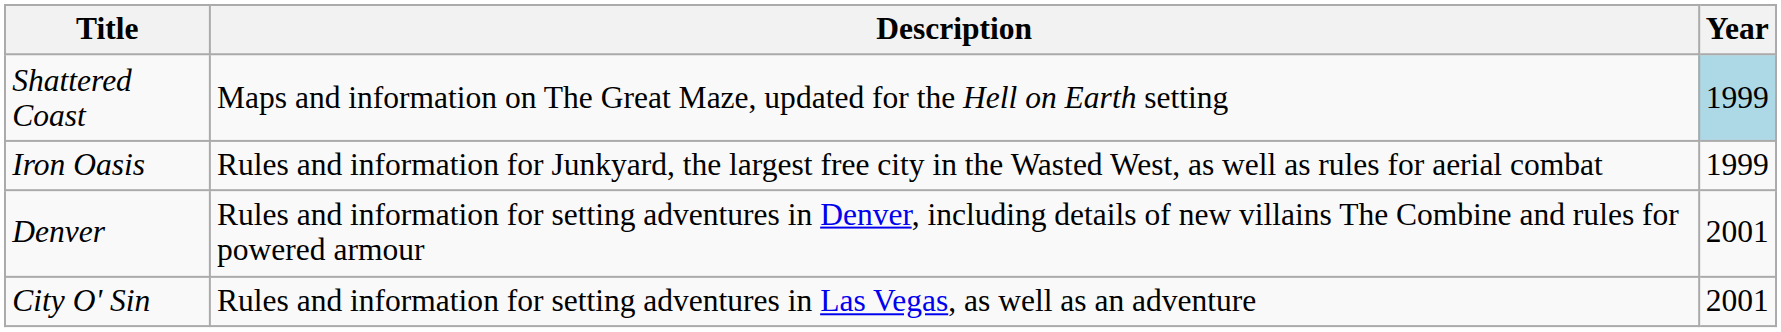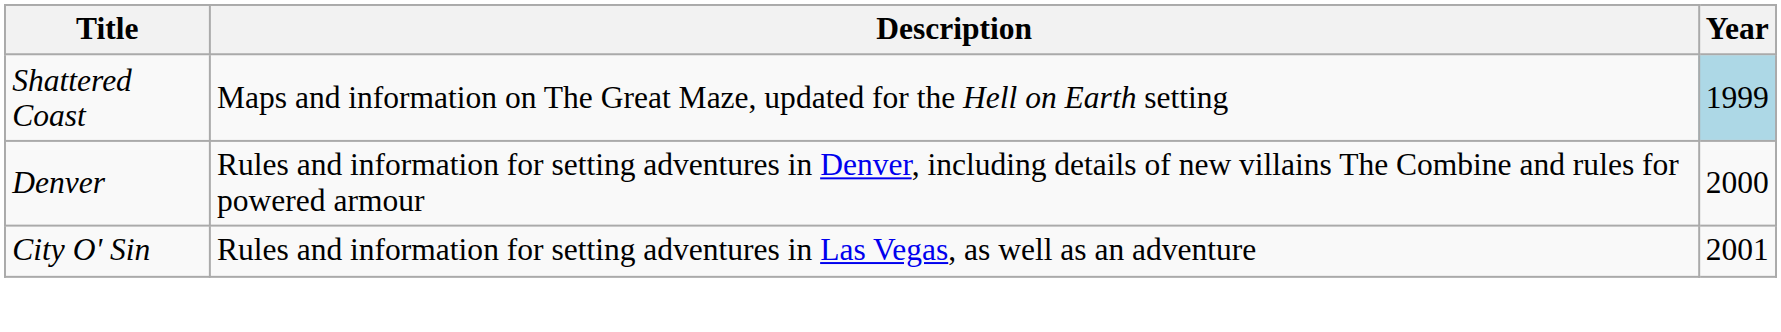- row: (79, 164)
(1737, 232) 2001 -> (1737, 182) 2000
